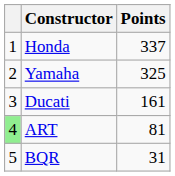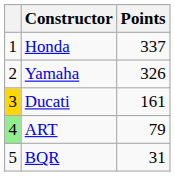(153, 74) 325 -> (153, 74) 326
(13, 102) no background -> (13, 102) gold background
(157, 129) 81 -> (157, 129) 79
